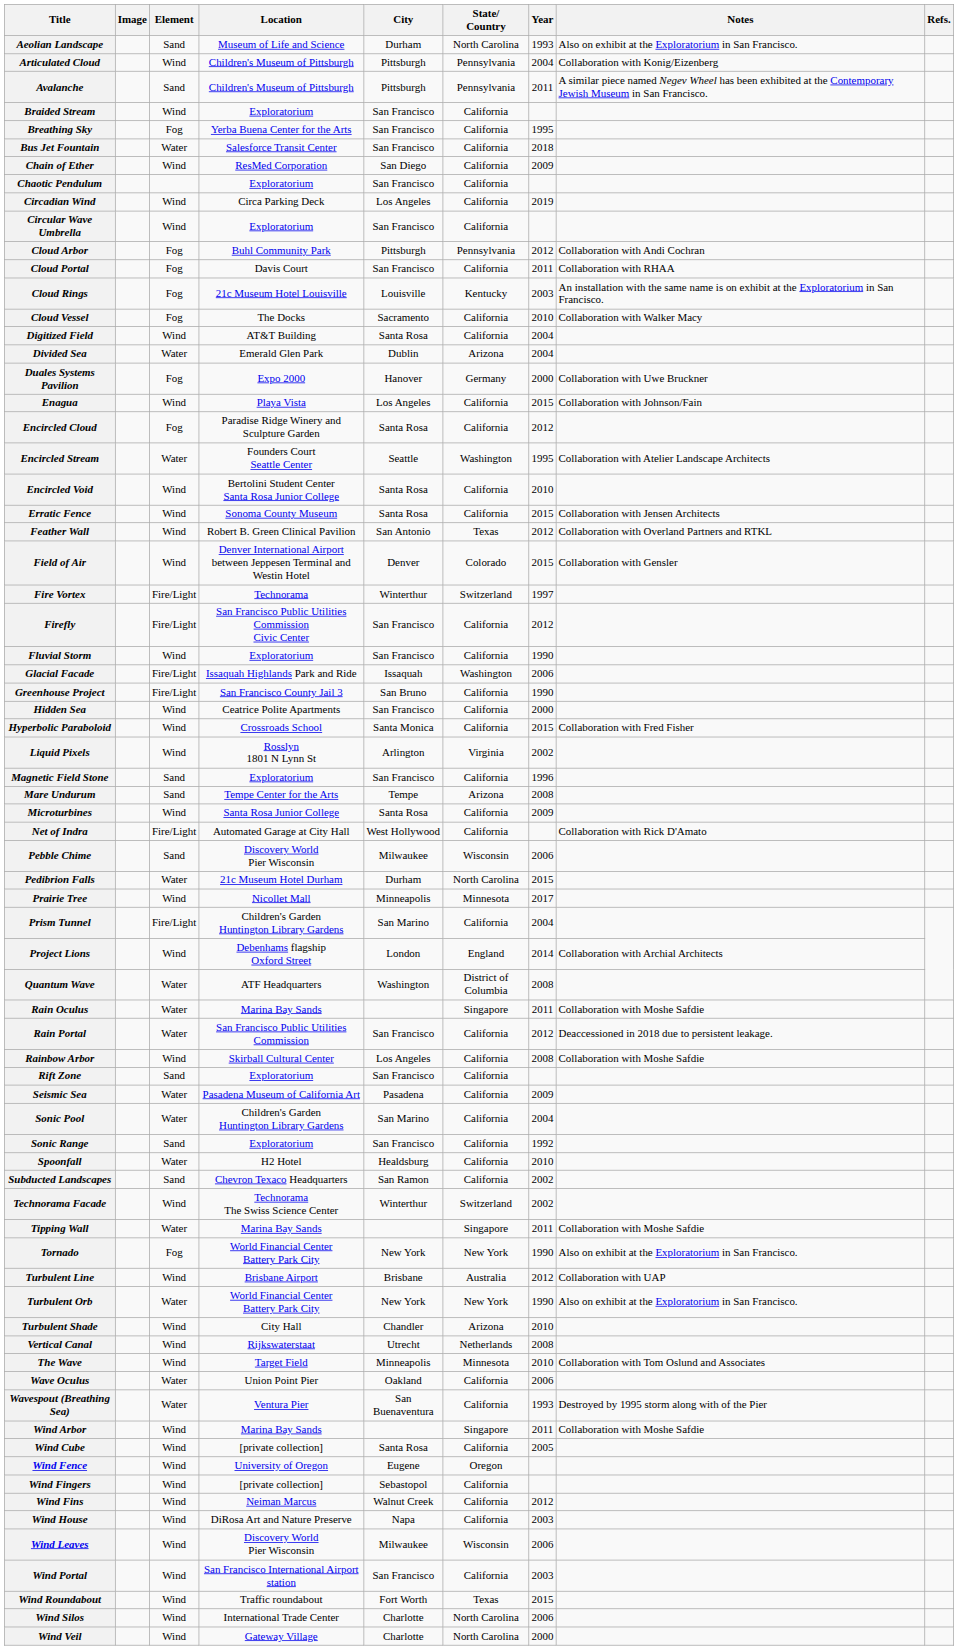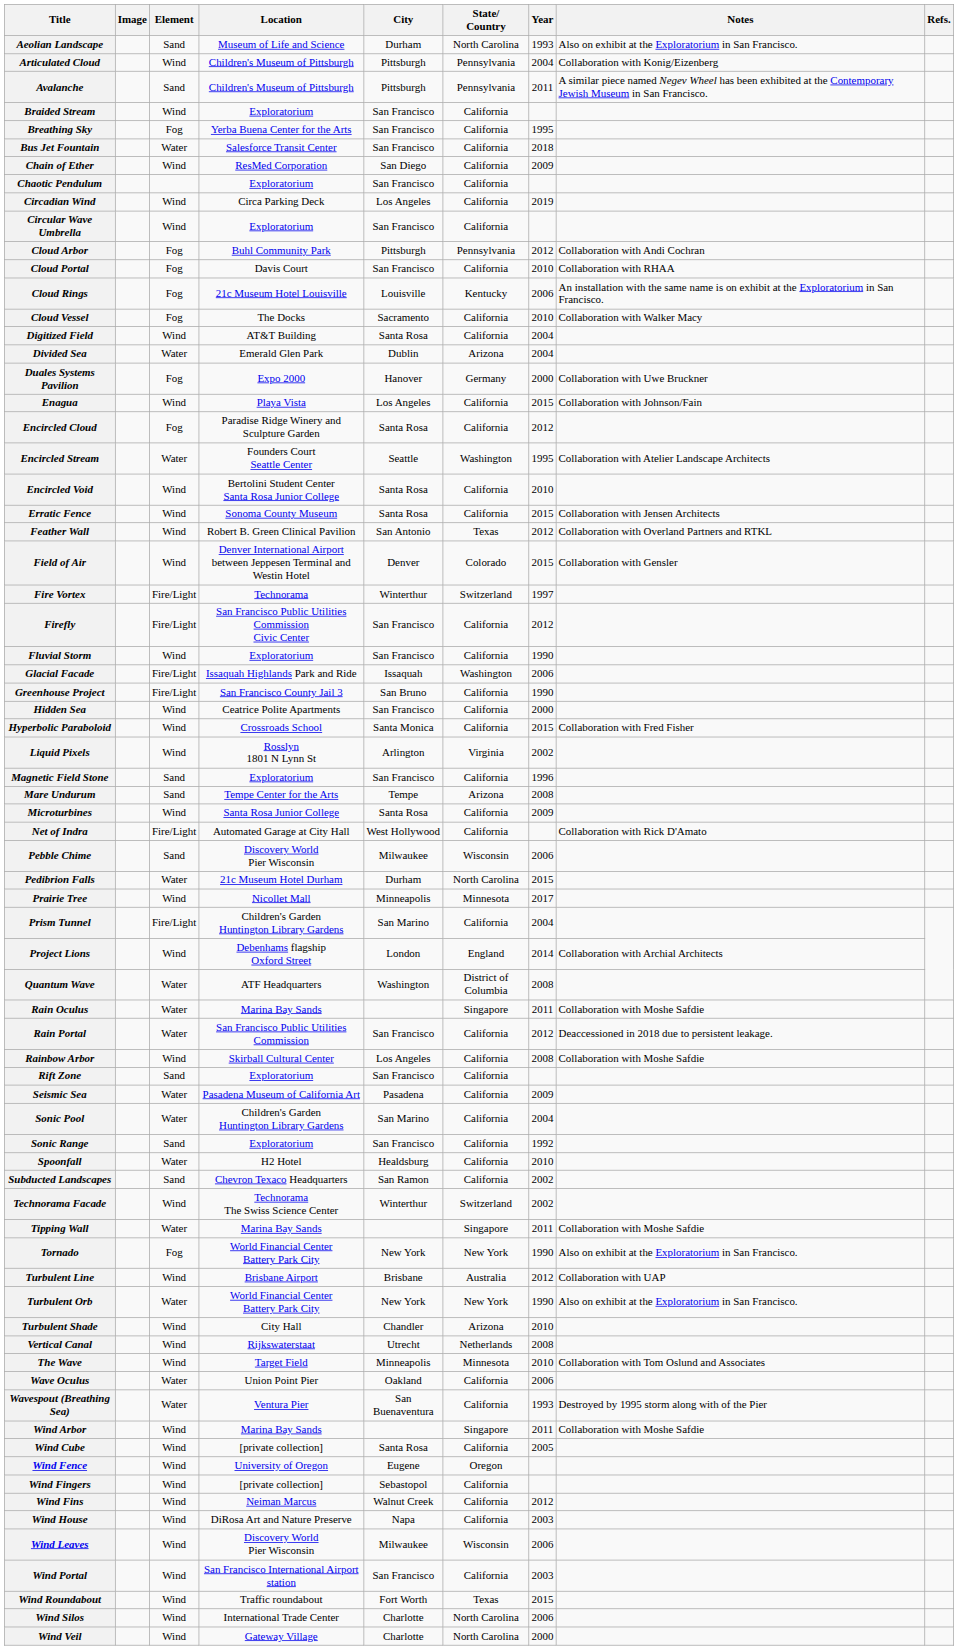(542, 269) 2011 -> (542, 269) 2010
(542, 293) 2003 -> (542, 293) 2006
